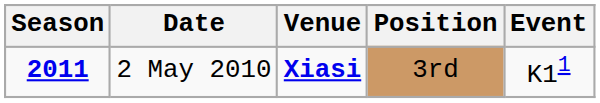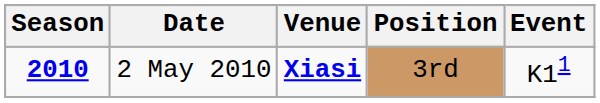(58, 72) 2011 -> (58, 72) 2010
